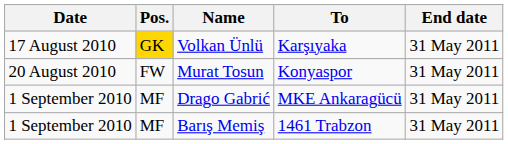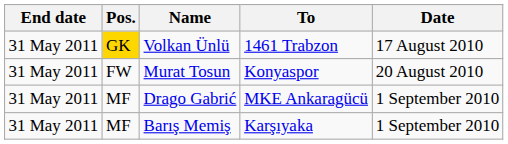columns swapped: (70, 17) <-> (454, 17)
(312, 44) Karşıyaka -> (291, 44) 1461 Trabzon
(325, 125) 1461 Trabzon -> (279, 125) Karşıyaka
